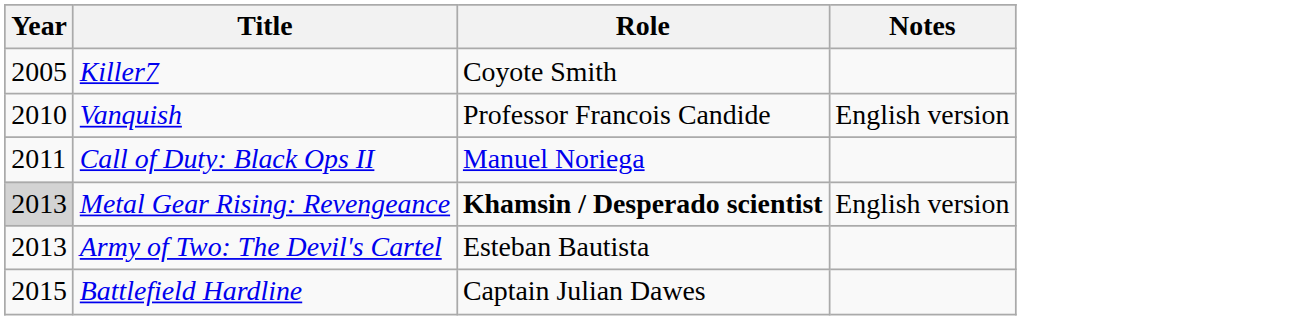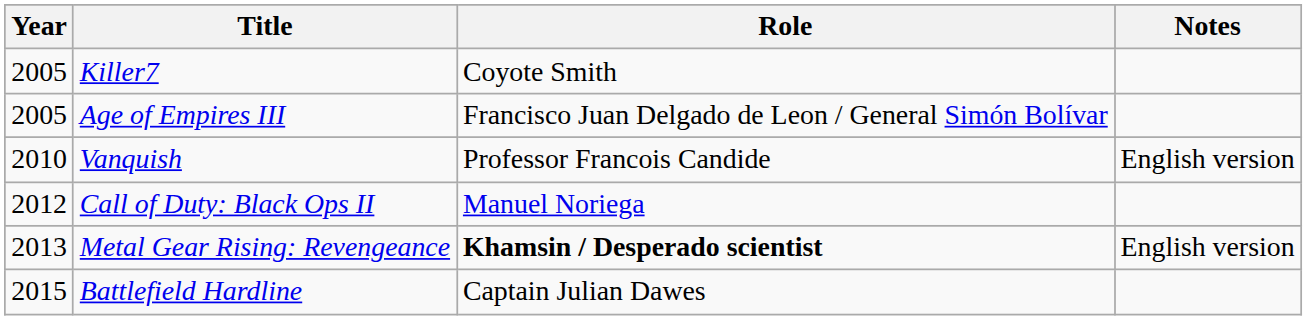+ row: (182, 114)
(39, 159) 2011 -> (39, 203) 2012
(39, 203) lightgrey background -> (39, 247) no background
- row: (261, 247)
